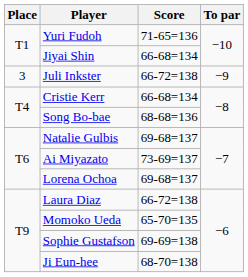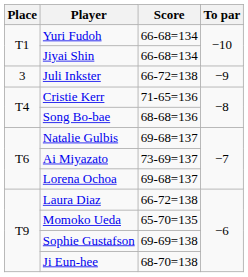(169, 35) 71-65=136 -> (169, 35) 66-68=134
(169, 96) 66-68=134 -> (169, 96) 71-65=136
